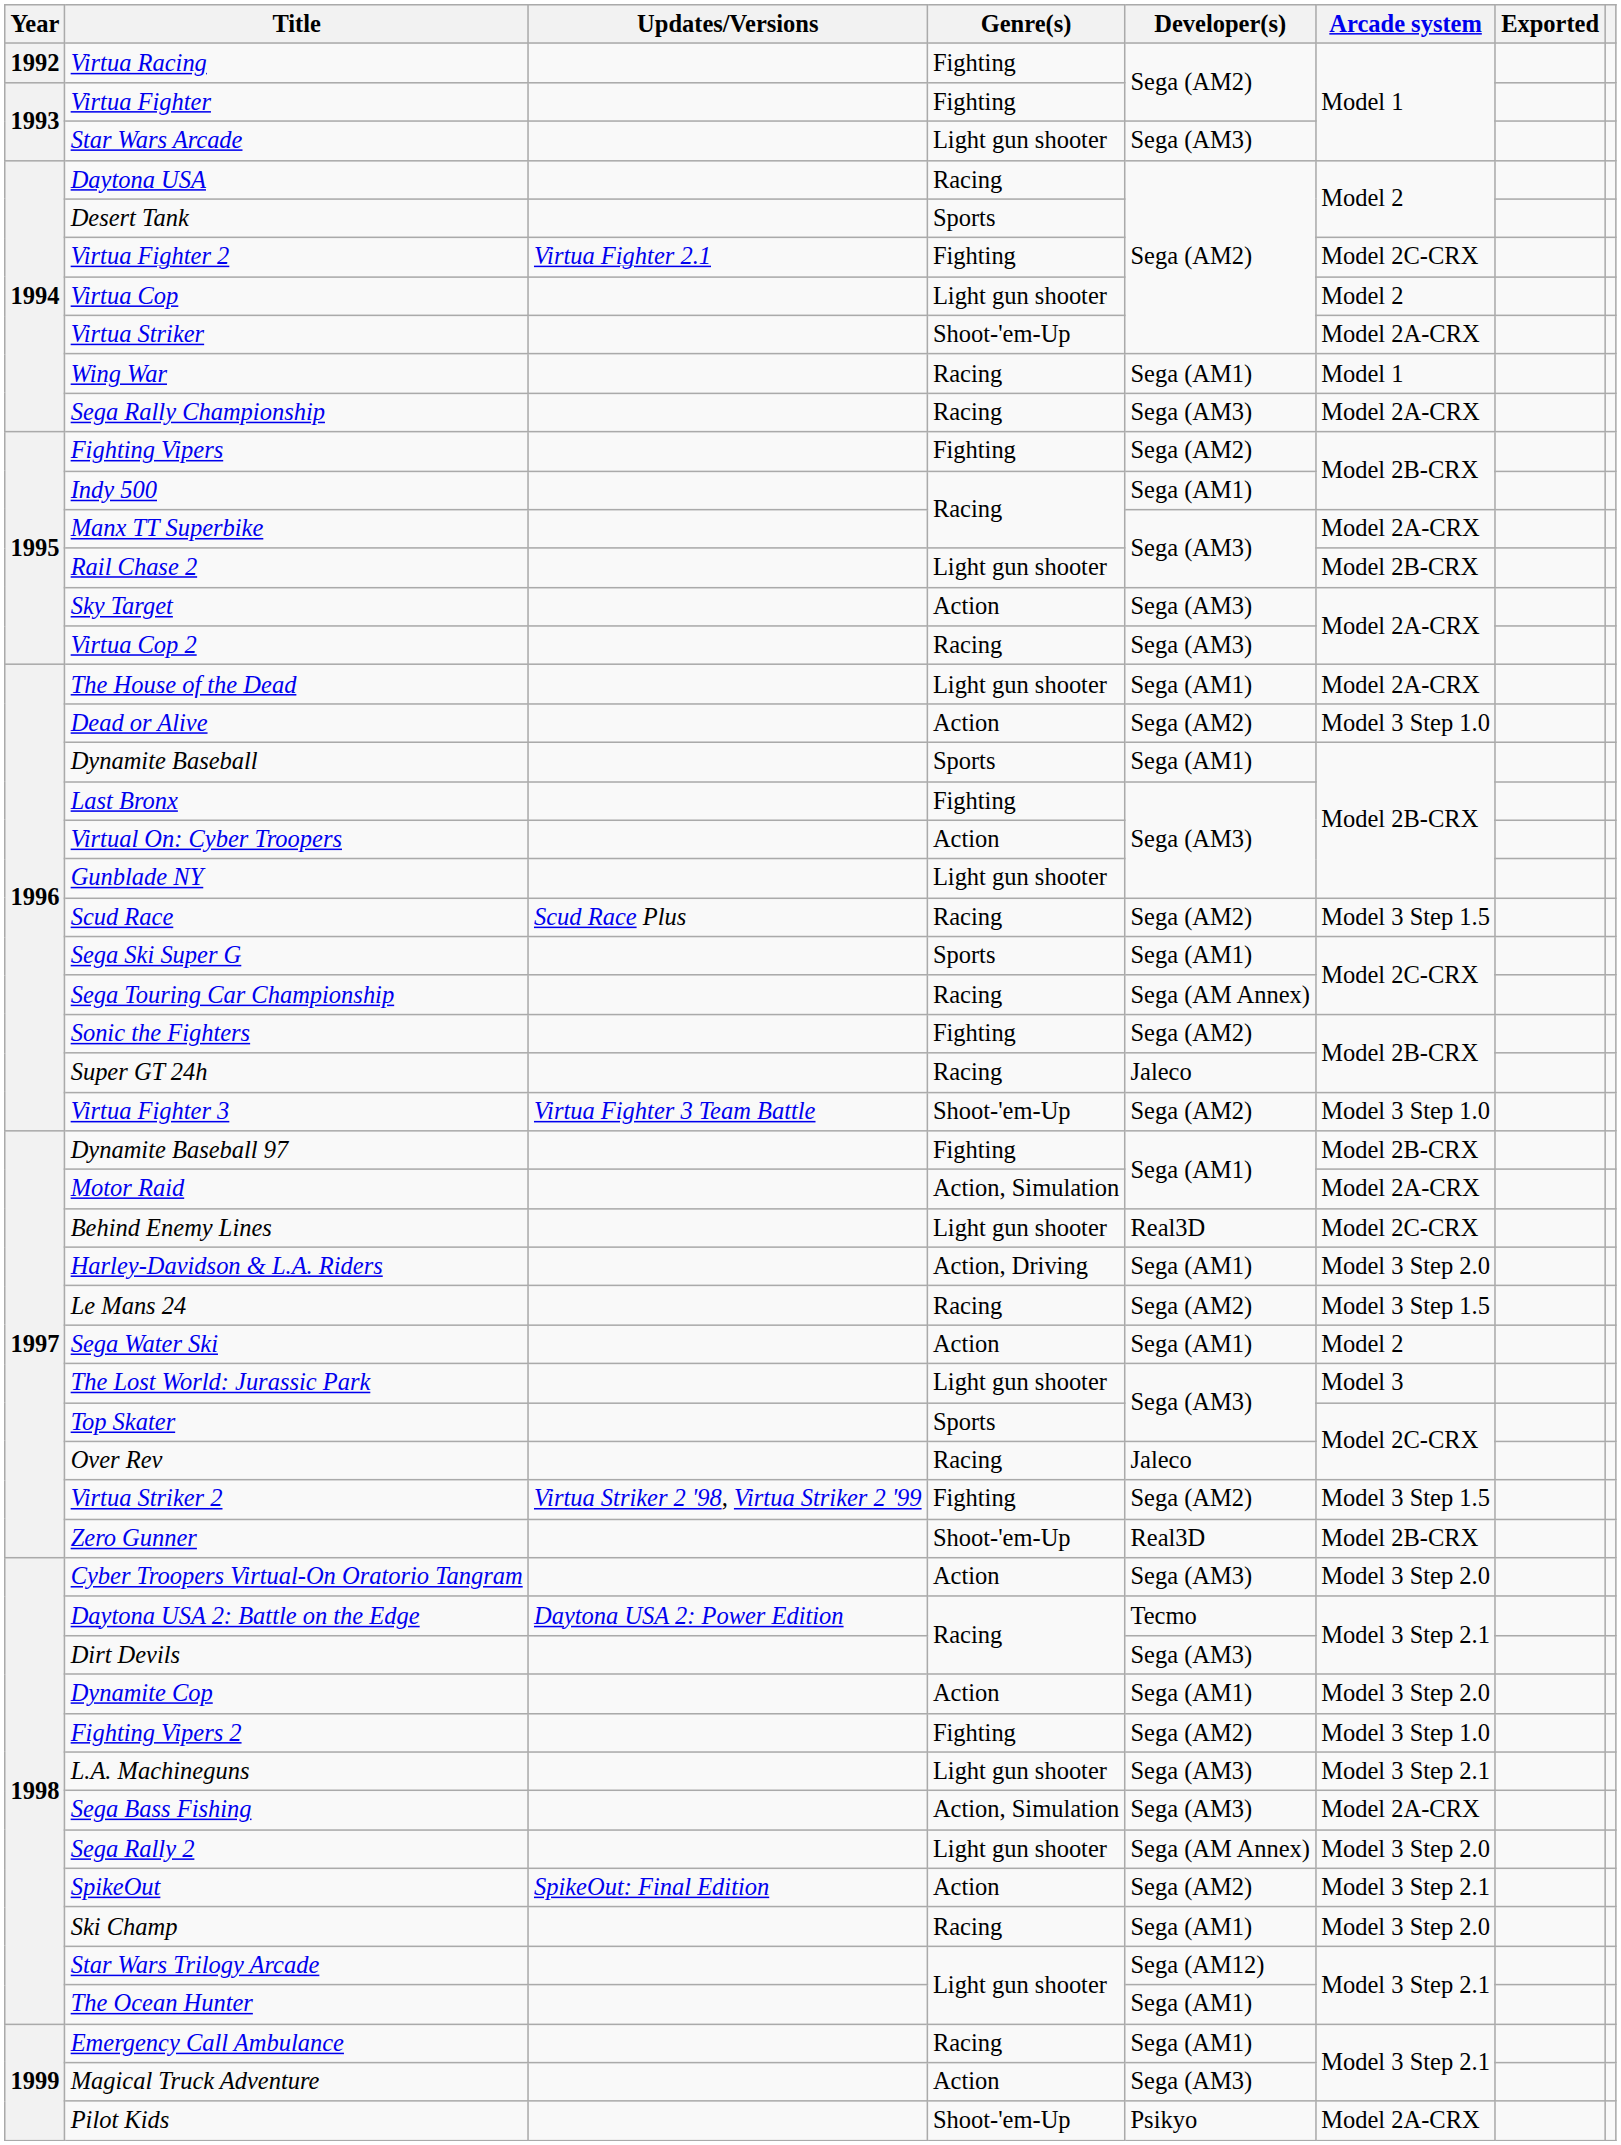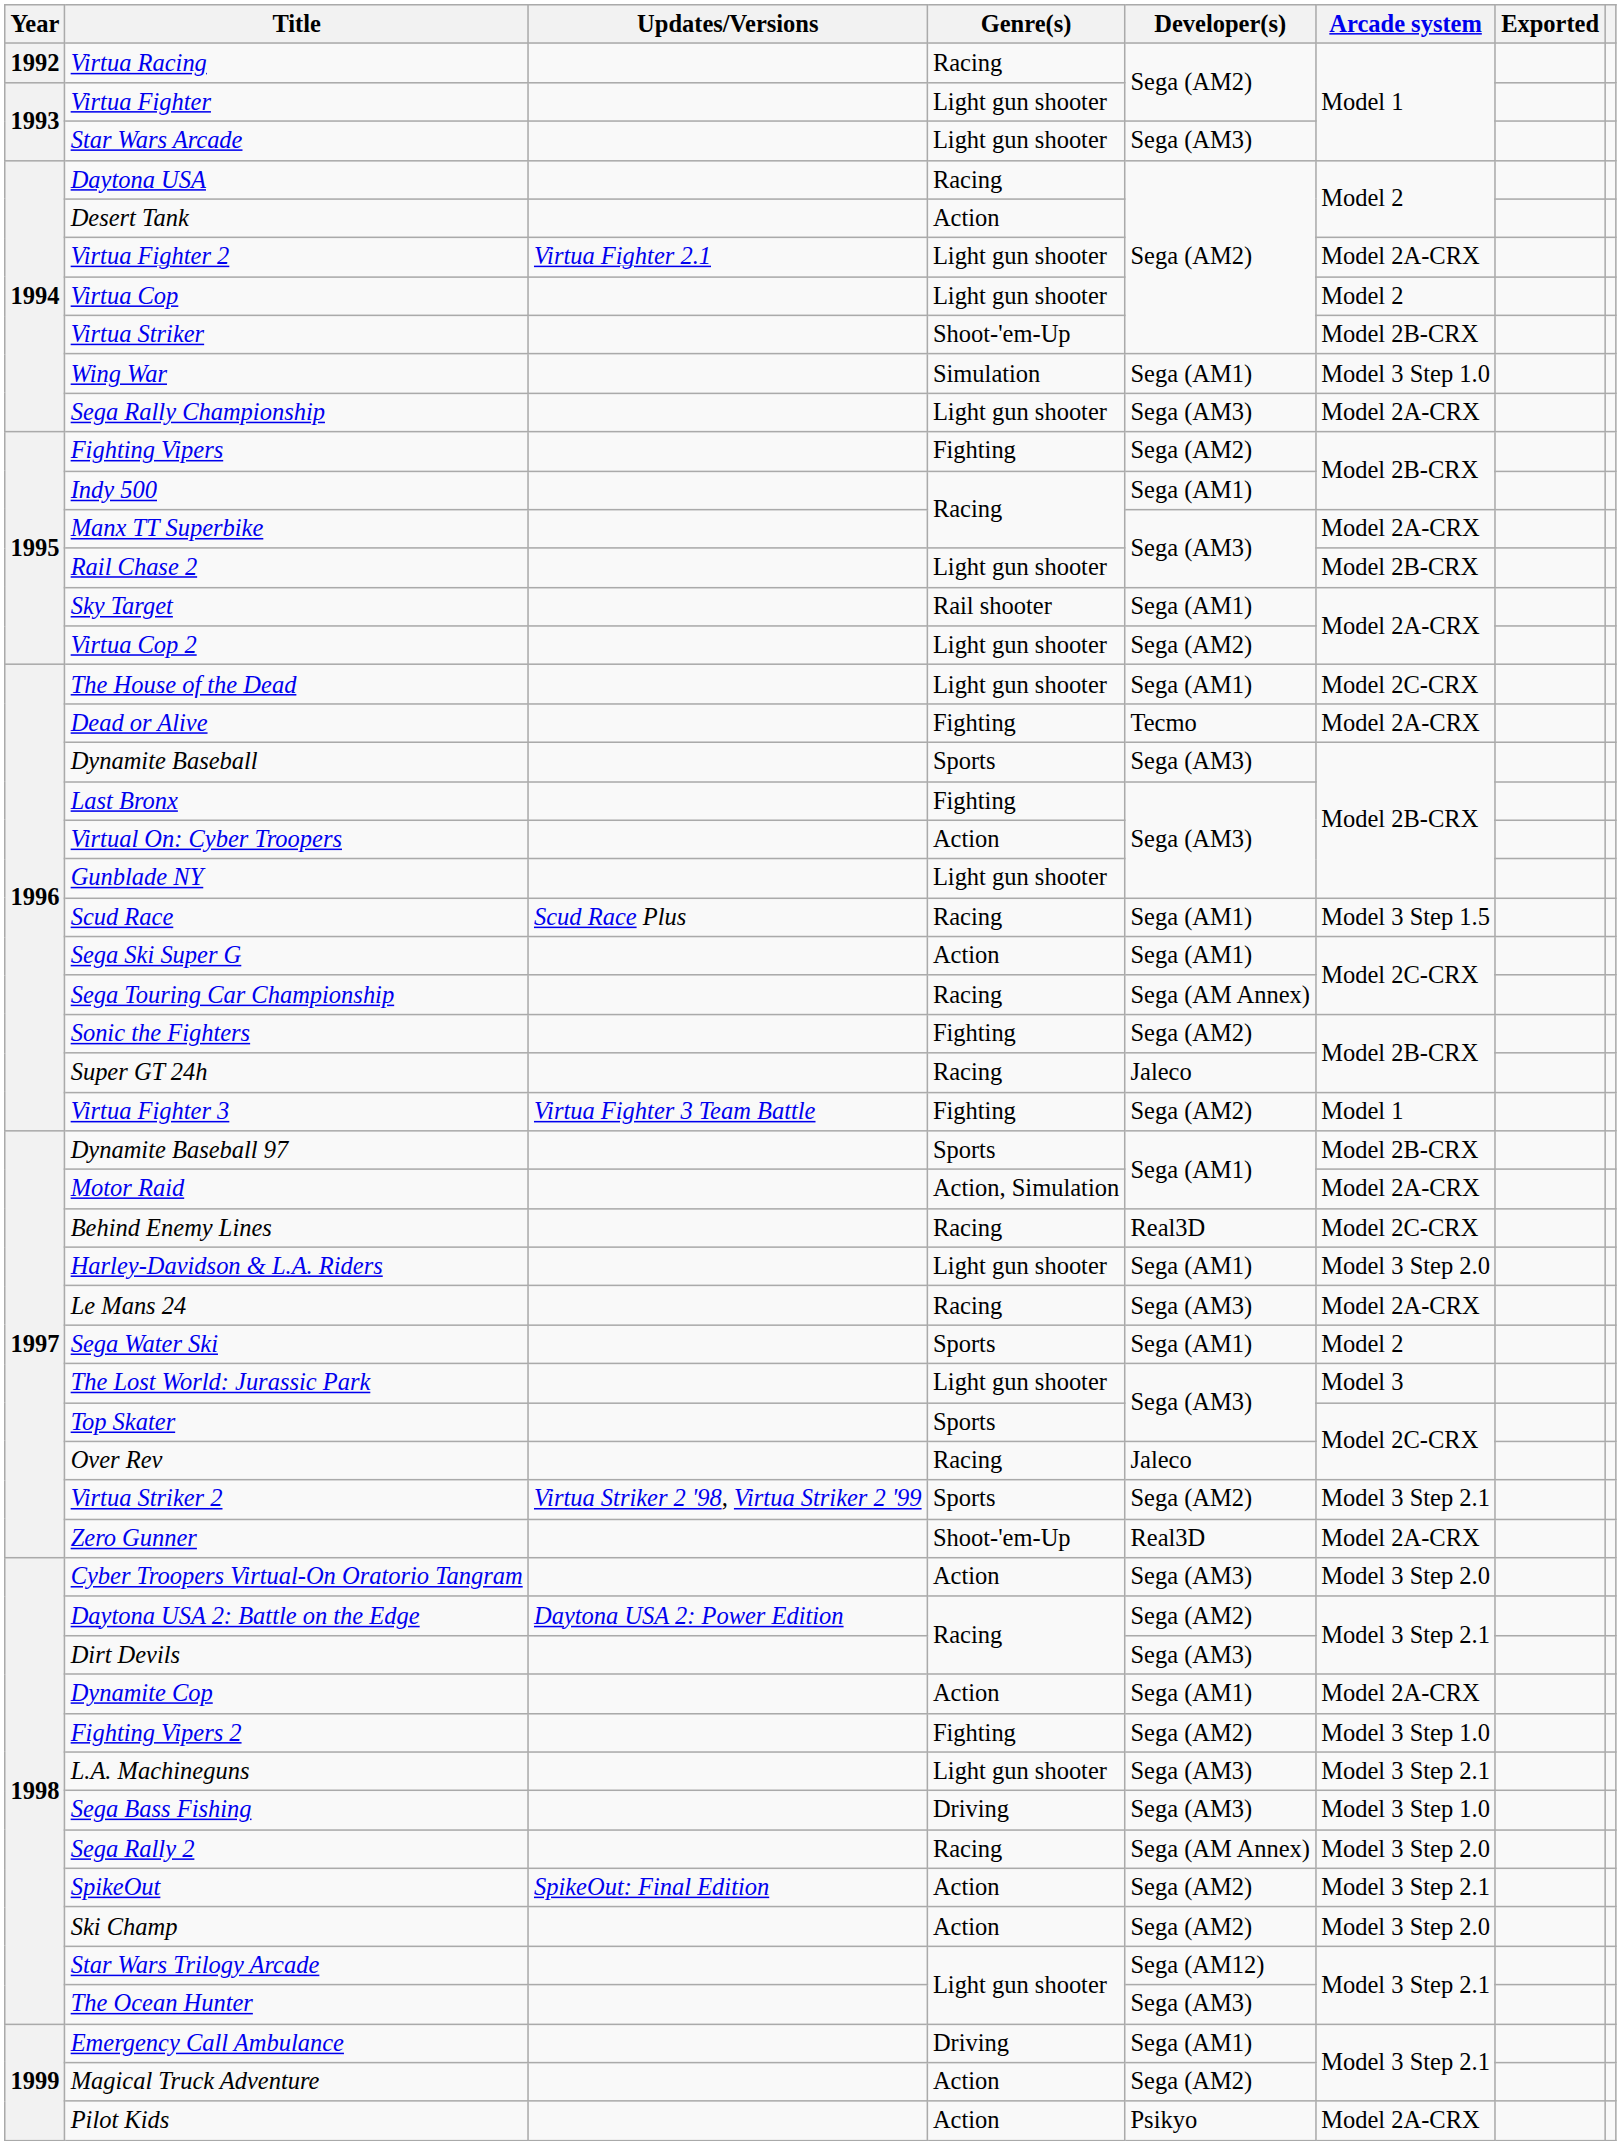(974, 62) Fighting -> (968, 62) Racing
(974, 101) Fighting -> (1020, 101) Light gun shooter
(964, 218) Sports -> (966, 218) Action
(974, 256) Fighting -> (1020, 256) Light gun shooter
(1400, 256) Model 2C-CRX -> (1400, 256) Model 2A-CRX
(1400, 334) Model 2A-CRX -> (1400, 334) Model 2B-CRX
(968, 373) Racing -> (987, 373) Simulation
(1362, 373) Model 1 -> (1406, 373) Model 3 Step 1.0
(968, 412) Racing -> (1020, 412) Light gun shooter
(966, 606) Action -> (992, 606) Rail shooter
(1191, 606) Sega (AM3) -> (1191, 606) Sega (AM1)
(968, 645) Racing -> (1020, 645) Light gun shooter
(1191, 645) Sega (AM3) -> (1191, 645) Sega (AM2)
(1400, 683) Model 2A-CRX -> (1400, 683) Model 2C-CRX
(966, 722) Action -> (974, 722) Fighting
(1191, 722) Sega (AM2) -> (1164, 722) Tecmo
(1406, 722) Model 3 Step 1.0 -> (1400, 722) Model 2A-CRX
(1191, 761) Sega (AM1) -> (1191, 761) Sega (AM3)
(1191, 916) Sega (AM2) -> (1191, 916) Sega (AM1)
(964, 955) Sports -> (966, 955) Action
(1002, 1110) Shoot-'em-Up -> (974, 1110) Fighting
(1406, 1110) Model 3 Step 1.0 -> (1362, 1110) Model 1
(974, 1149) Fighting -> (964, 1149) Sports
(1020, 1227) Light gun shooter -> (968, 1227) Racing
(1010, 1266) Action, Driving -> (1020, 1266) Light gun shooter
(1191, 1305) Sega (AM2) -> (1191, 1305) Sega (AM3)
(1406, 1305) Model 3 Step 1.5 -> (1400, 1305) Model 2A-CRX
(966, 1343) Action -> (964, 1343) Sports
(974, 1499) Fighting -> (964, 1499) Sports
(1406, 1499) Model 3 Step 1.5 -> (1406, 1499) Model 3 Step 2.1
(1400, 1538) Model 2B-CRX -> (1400, 1538) Model 2A-CRX
(1164, 1615) Tecmo -> (1191, 1615) Sega (AM2)
(1406, 1693) Model 3 Step 2.0 -> (1400, 1693) Model 2A-CRX
(1026, 1809) Action, Simulation -> (971, 1809) Driving
(1400, 1809) Model 2A-CRX -> (1406, 1809) Model 3 Step 1.0
(1020, 1848) Light gun shooter -> (968, 1848) Racing
(968, 1926) Racing -> (966, 1926) Action
(1191, 1926) Sega (AM1) -> (1191, 1926) Sega (AM2)
(1191, 2003) Sega (AM1) -> (1191, 2003) Sega (AM3)
(968, 2042) Racing -> (971, 2042) Driving
(1191, 2081) Sega (AM3) -> (1191, 2081) Sega (AM2)
(1002, 2120) Shoot-'em-Up -> (966, 2120) Action
